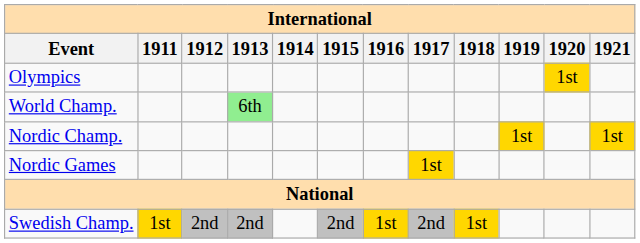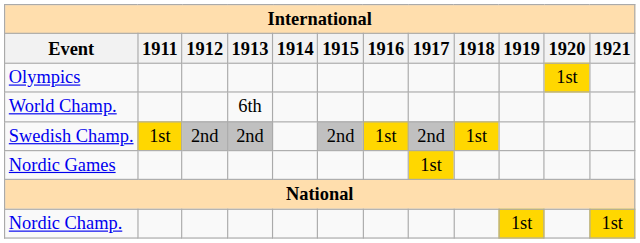(250, 106) lightgreen background -> (250, 106) no background
rows swapped: (66, 135) <-> (71, 223)
